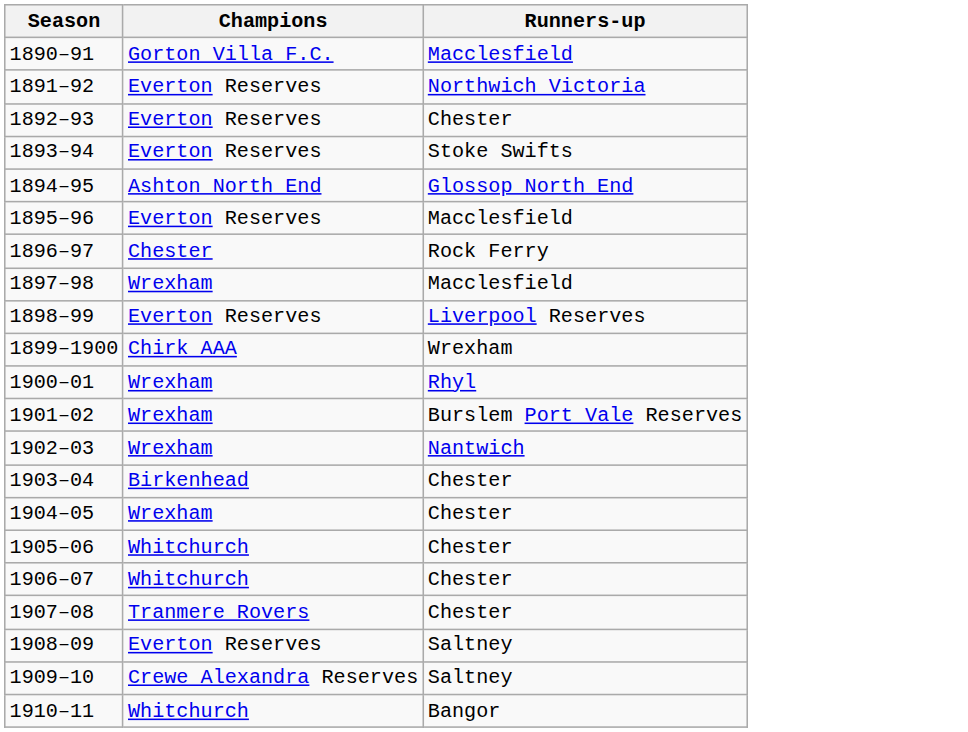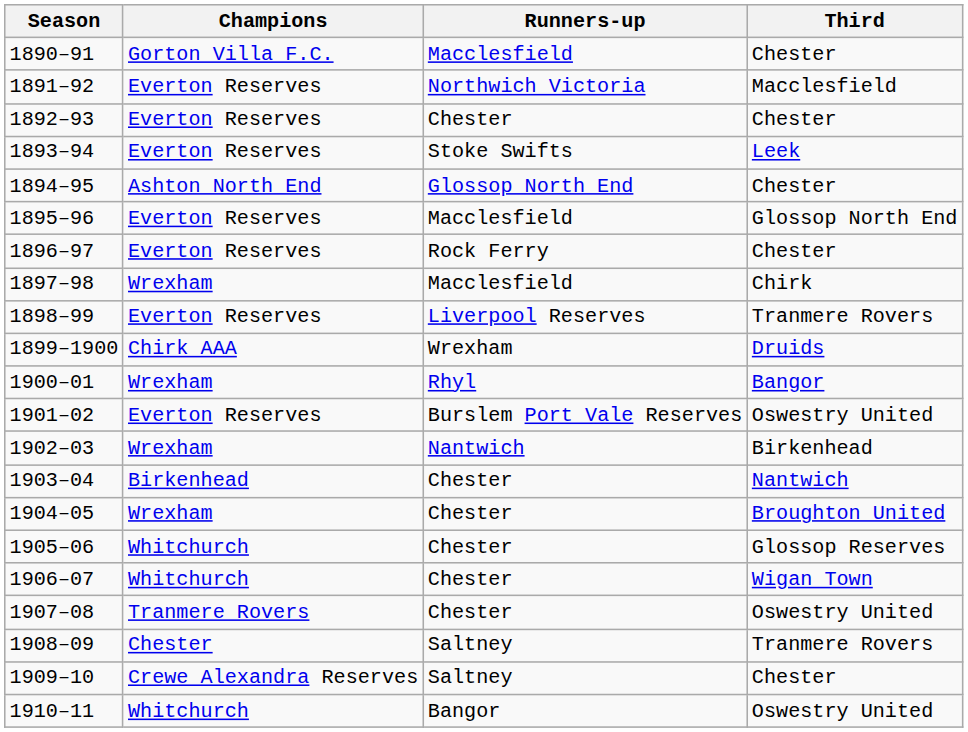+ column: (855, 21)
(170, 251) Chester -> (225, 251) Everton Reserves
(170, 415) Wrexham -> (225, 415) Everton Reserves
(225, 645) Everton Reserves -> (170, 645) Chester
